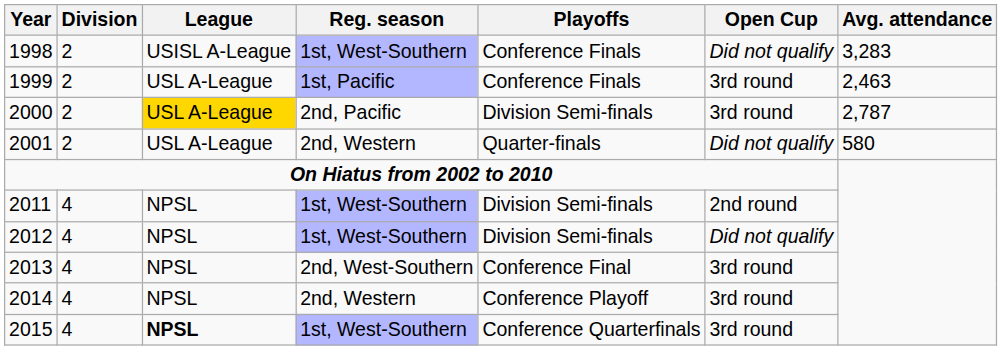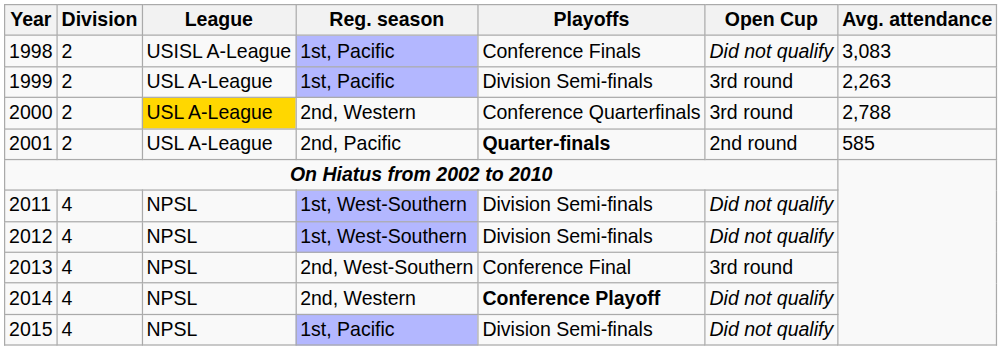(384, 50) 1st, West-Southern -> (347, 50) 1st, Pacific
(867, 50) 3,283 -> (867, 50) 3,083
(562, 81) Conference Finals -> (568, 81) Division Semi-finals
(867, 81) 2,463 -> (867, 81) 2,263
(351, 112) 2nd, Pacific -> (358, 112) 2nd, Western
(568, 112) Division Semi-finals -> (591, 112) Conference Quarterfinals
(867, 112) 2,787 -> (867, 112) 2,788
(358, 143) 2nd, Western -> (351, 143) 2nd, Pacific
(542, 143) normal -> (546, 143) bold
(771, 143) Did not qualify -> (753, 143) 2nd round
(858, 143) 580 -> (858, 143) 585
(753, 205) 2nd round -> (771, 205) Did not qualify
(565, 298) normal -> (571, 298) bold
(751, 298) 3rd round -> (771, 298) Did not qualify
(172, 329) bold -> (172, 329) normal
(384, 329) 1st, West-Southern -> (347, 329) 1st, Pacific
(591, 329) Conference Quarterfinals -> (568, 329) Division Semi-finals
(751, 329) 3rd round -> (771, 329) Did not qualify
